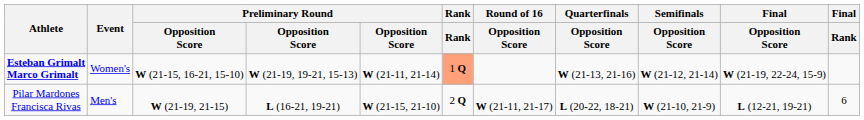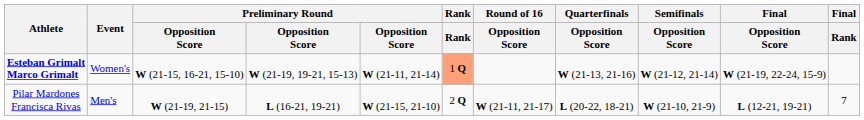(844, 100) 6 -> (844, 100) 7
